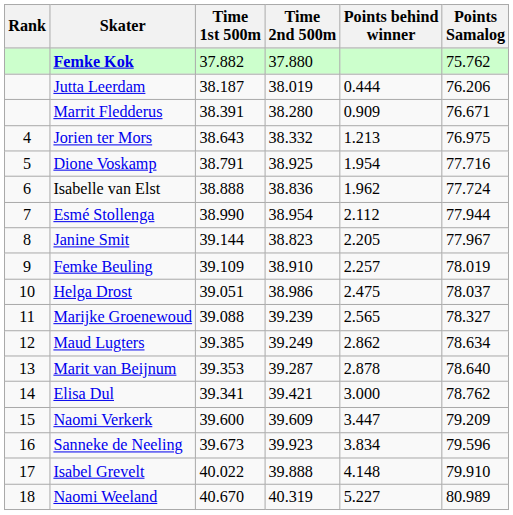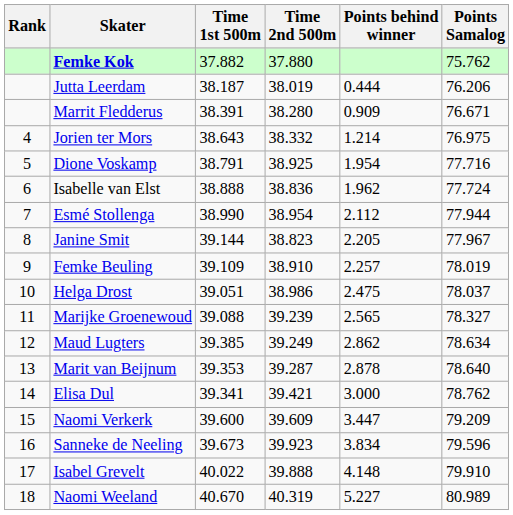(362, 138) 1.213 -> (362, 138) 1.214
